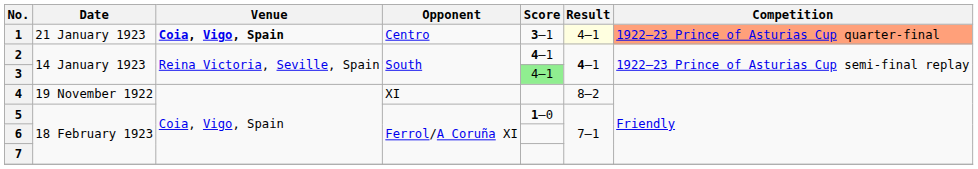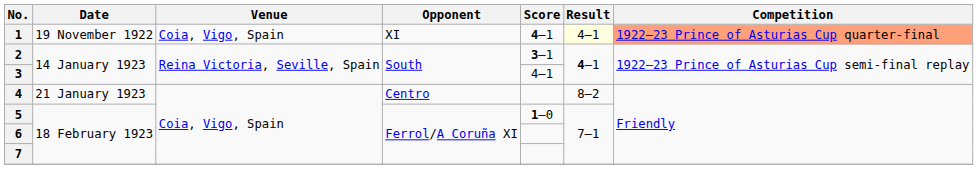(90, 34) 21 January 1923 -> (94, 34) 19 November 1922
(221, 34) bold -> (221, 34) normal
(407, 34) Centro -> (393, 34) XI
(542, 34) 3–1 -> (542, 34) 4–1
(542, 54) 4–1 -> (542, 54) 3–1
(542, 74) lightgreen background -> (542, 74) no background
(94, 94) 19 November 1922 -> (90, 94) 21 January 1923
(393, 94) XI -> (407, 94) Centro
